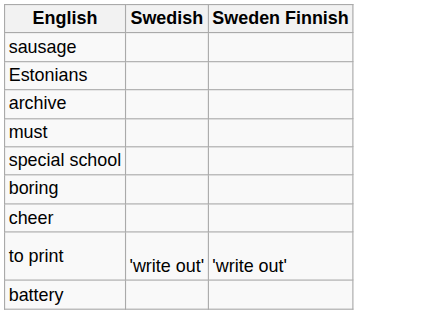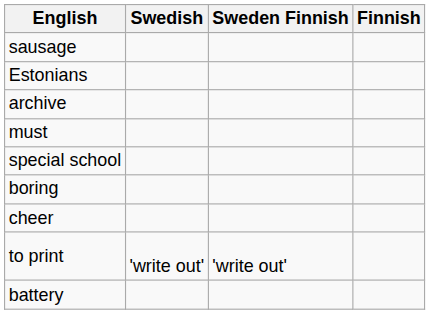+ column: (389, 18)
